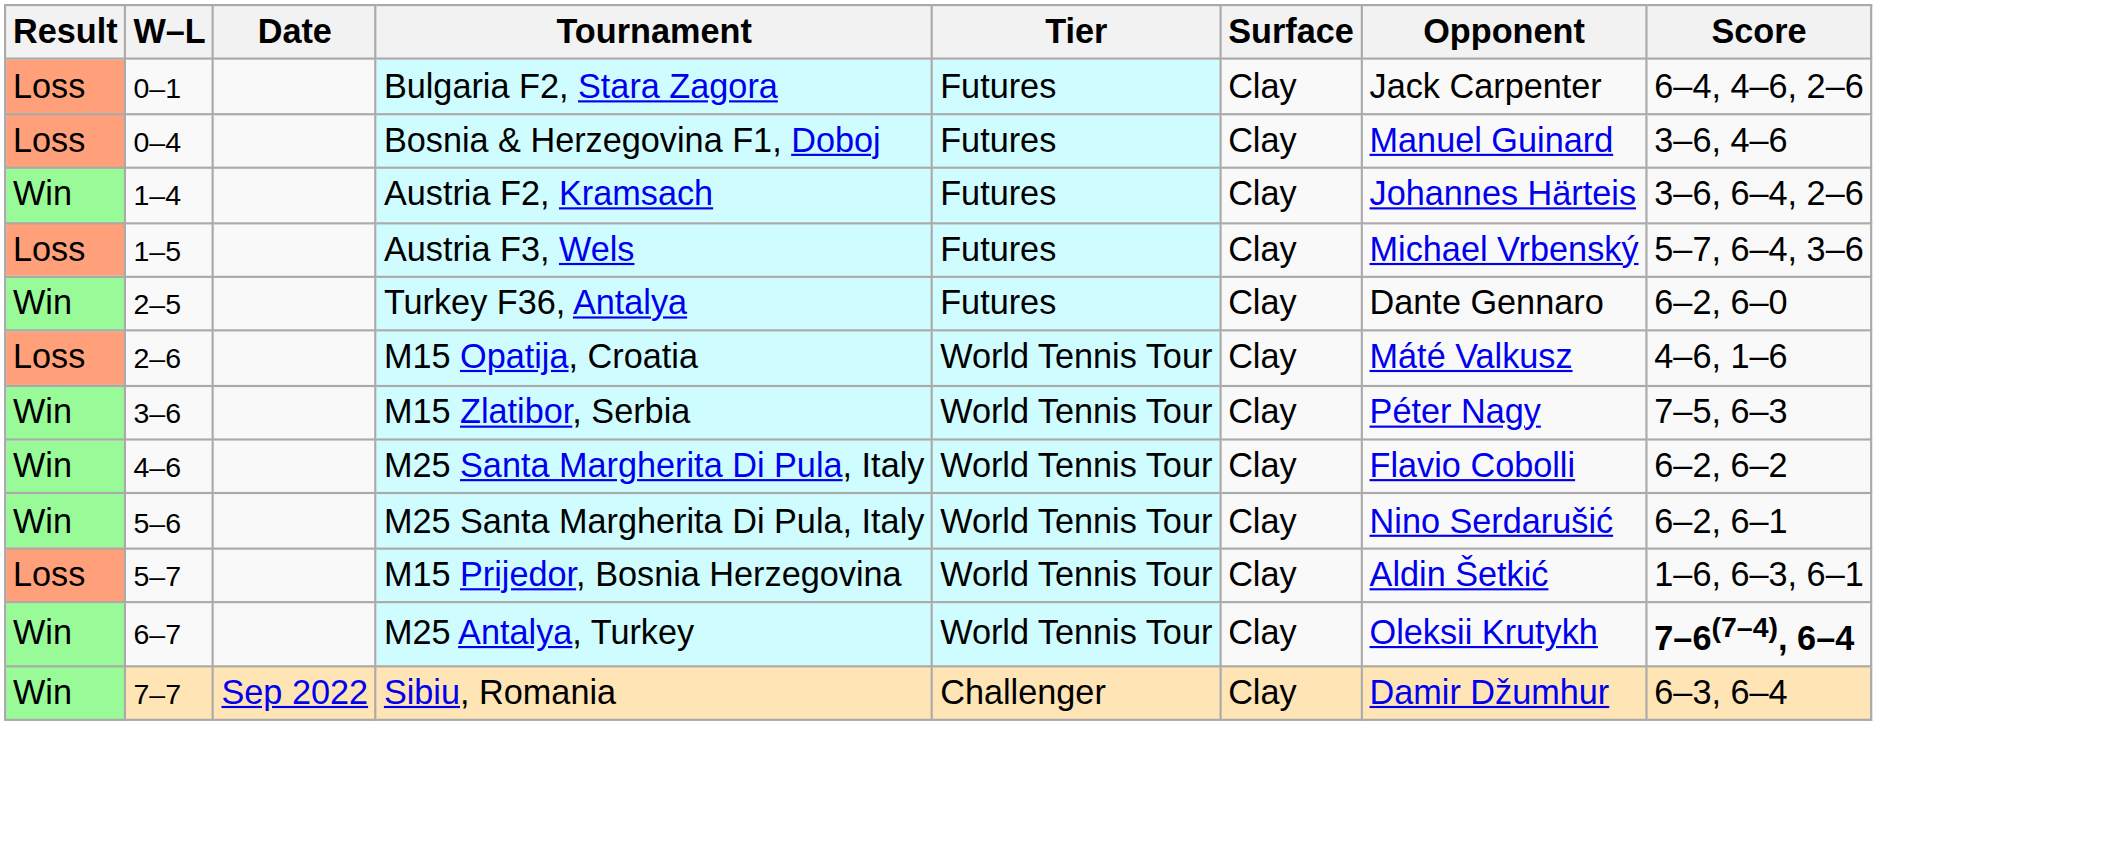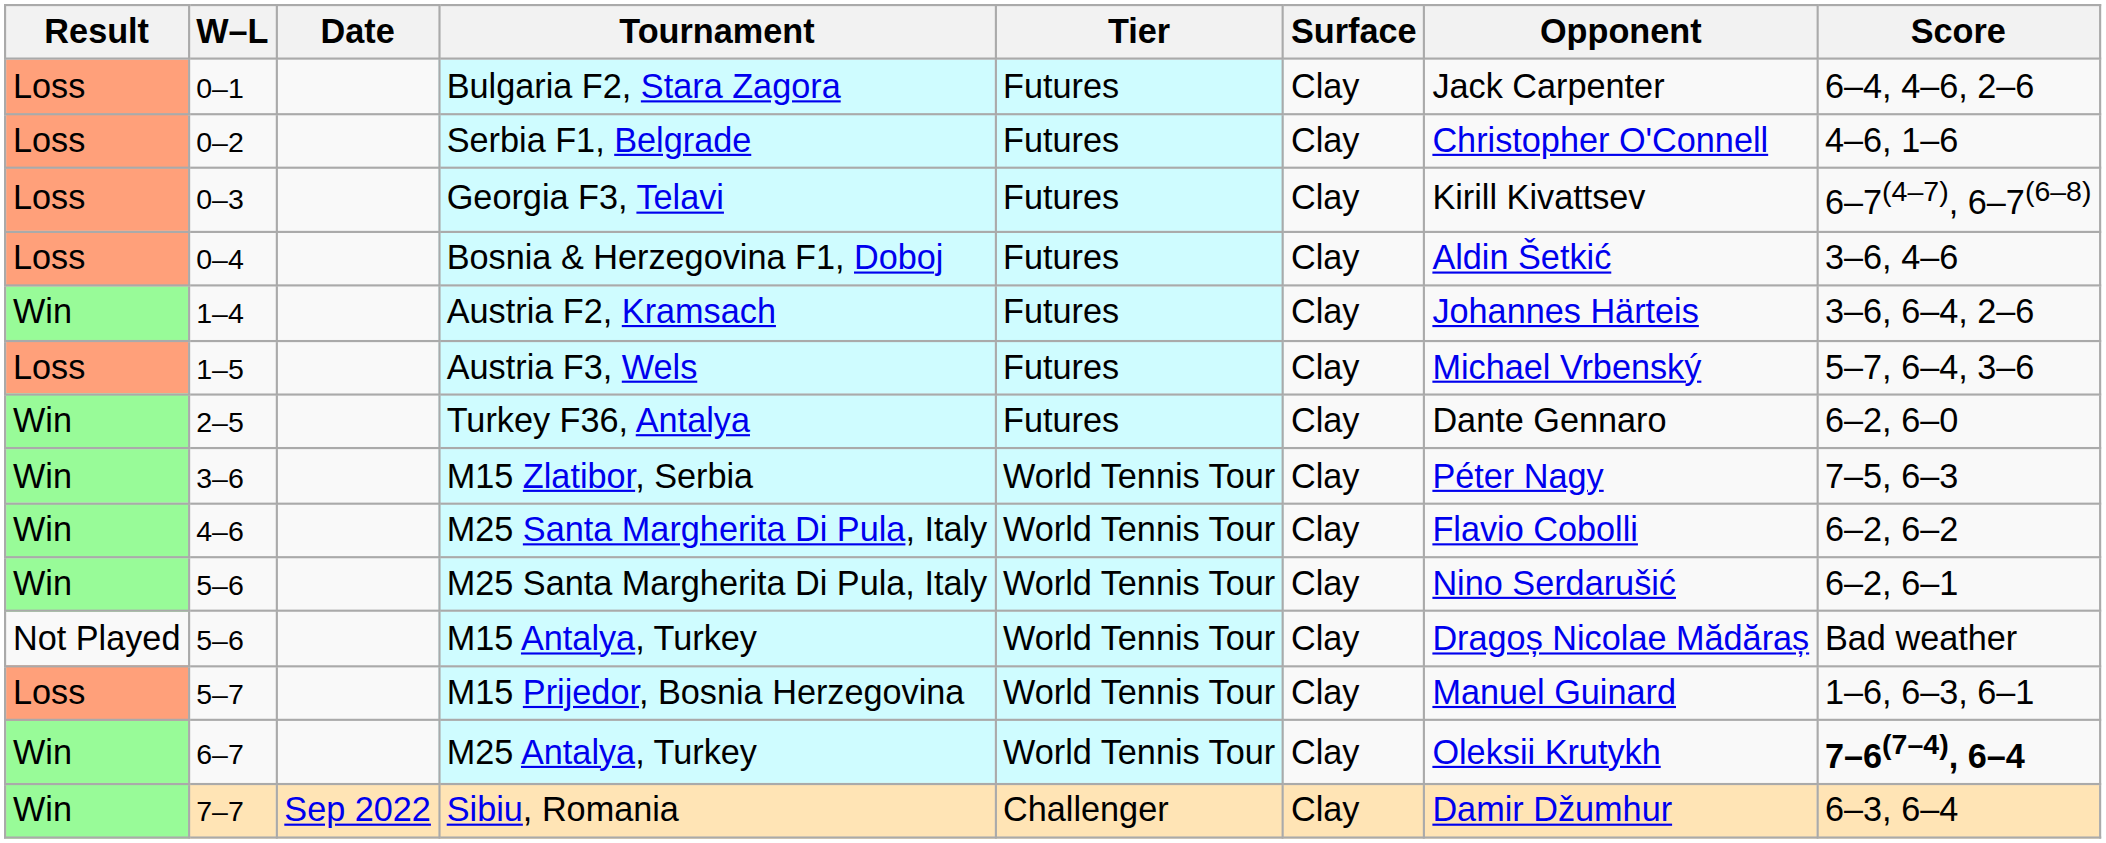+ row: (220, 142)
+ row: (220, 201)
(1491, 140) Manuel Guinard -> (1522, 258) Aldin Šetkić
- row: (157, 359)
+ row: (220, 640)
(1459, 574) Aldin Šetkić -> (1554, 692) Manuel Guinard
